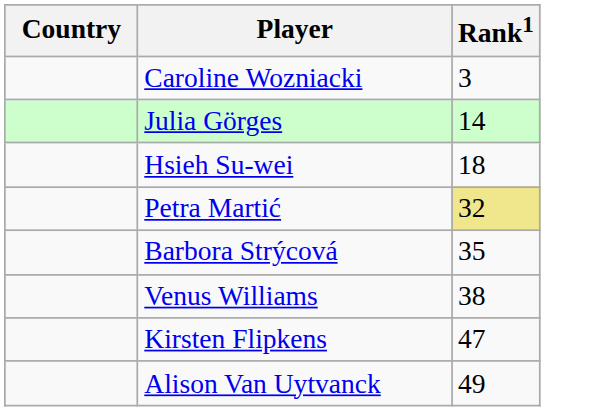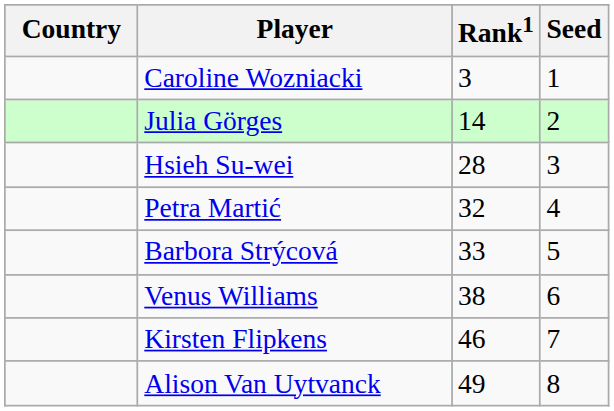+ column: (574, 30)
(472, 164) 18 -> (472, 164) 28
(472, 208) khaki background -> (472, 208) no background
(472, 251) 35 -> (472, 251) 33
(472, 339) 47 -> (472, 339) 46
